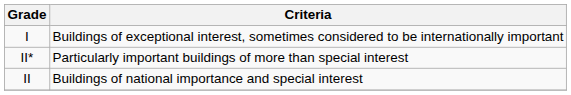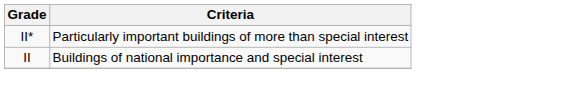- row: (27, 36)
